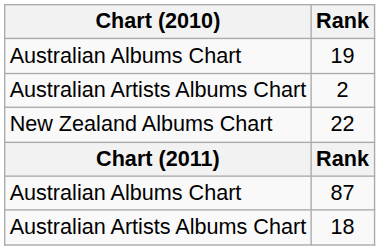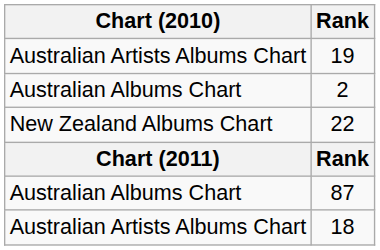(126, 55) Australian Albums Chart -> (158, 55) Australian Artists Albums Chart
(158, 90) Australian Artists Albums Chart -> (126, 90) Australian Albums Chart
